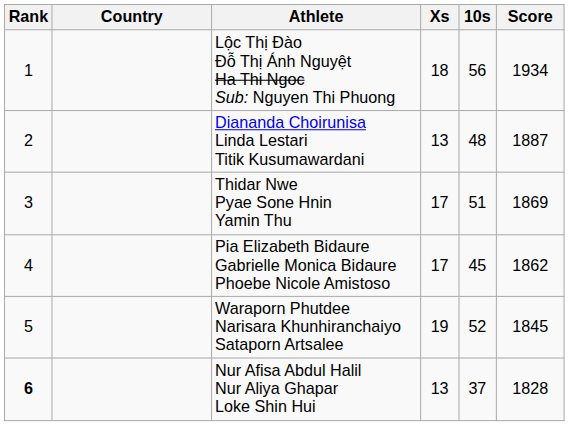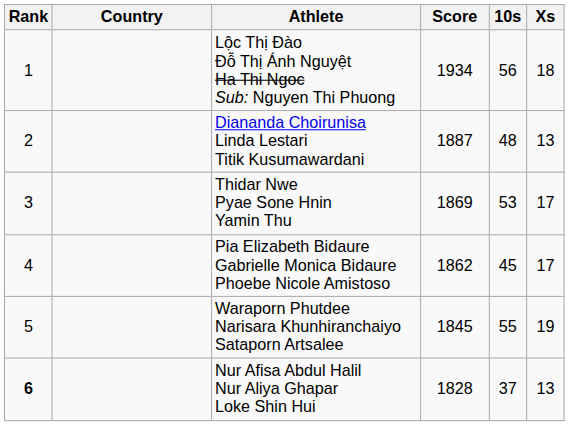columns swapped: (530, 17) <-> (440, 17)
(477, 203) 51 -> (508, 203) 53
(477, 327) 52 -> (508, 327) 55
